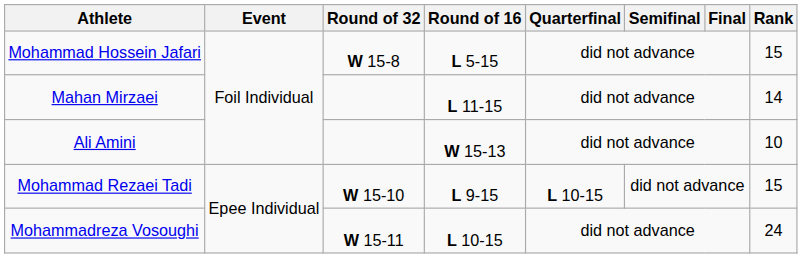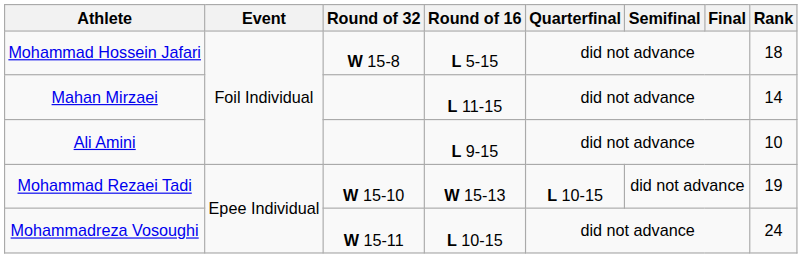(773, 53) 15 -> (773, 53) 18
(475, 151) W 15-13 -> (475, 151) L 9-15
(475, 195) L 9-15 -> (475, 195) W 15-13
(773, 186) 15 -> (773, 186) 19
